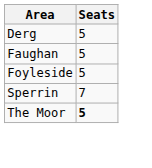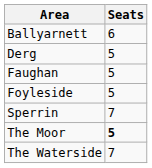+ row: (47, 34)
+ row: (55, 152)
